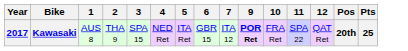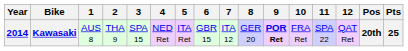+ column: (251, 12)
(17, 33) 2017 -> (17, 33) 2014
